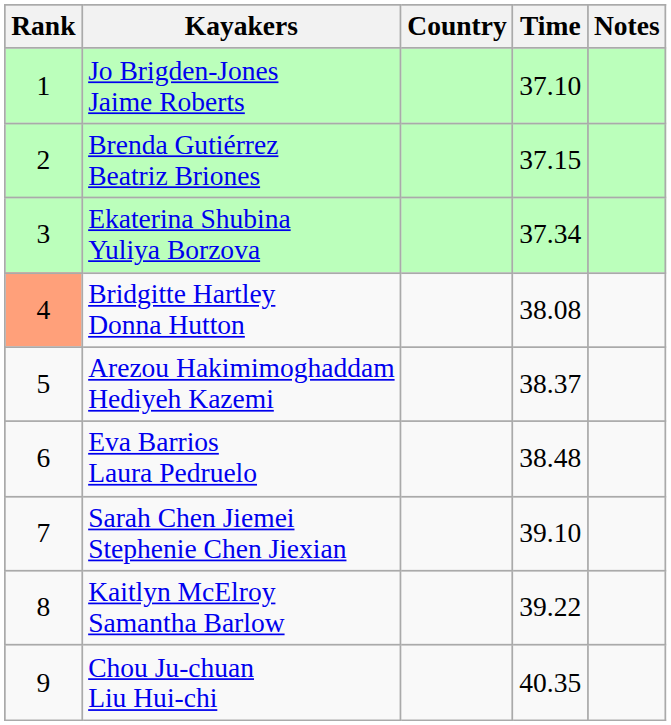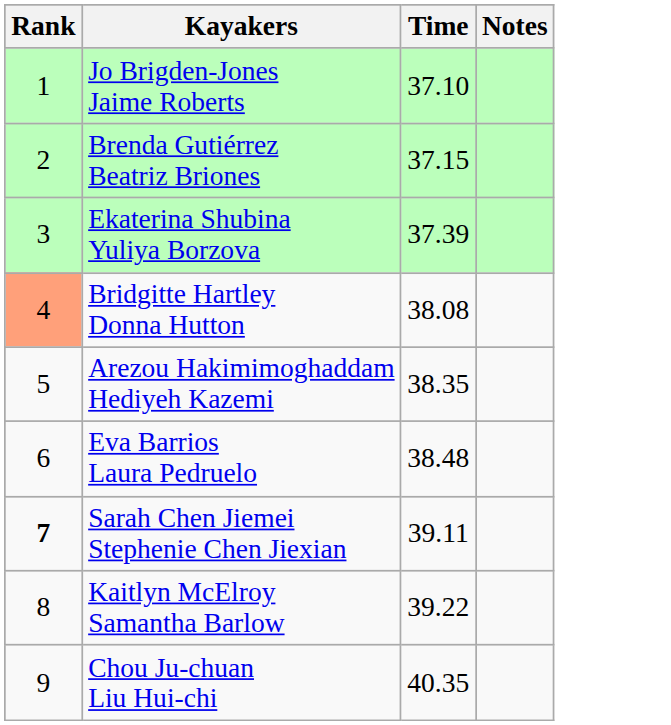- column: (457, 26)
(550, 234) 37.34 -> (438, 234) 37.39
(550, 383) 38.37 -> (438, 383) 38.35
(43, 533) normal -> (43, 533) bold
(550, 533) 39.10 -> (438, 533) 39.11
